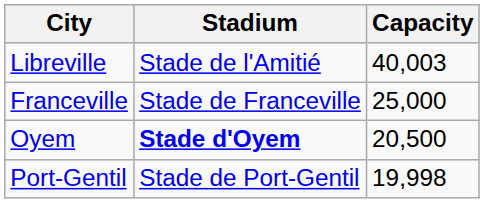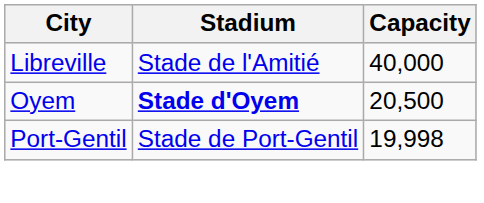(409, 62) 40,003 -> (407, 62) 40,000
- row: (69, 100)
